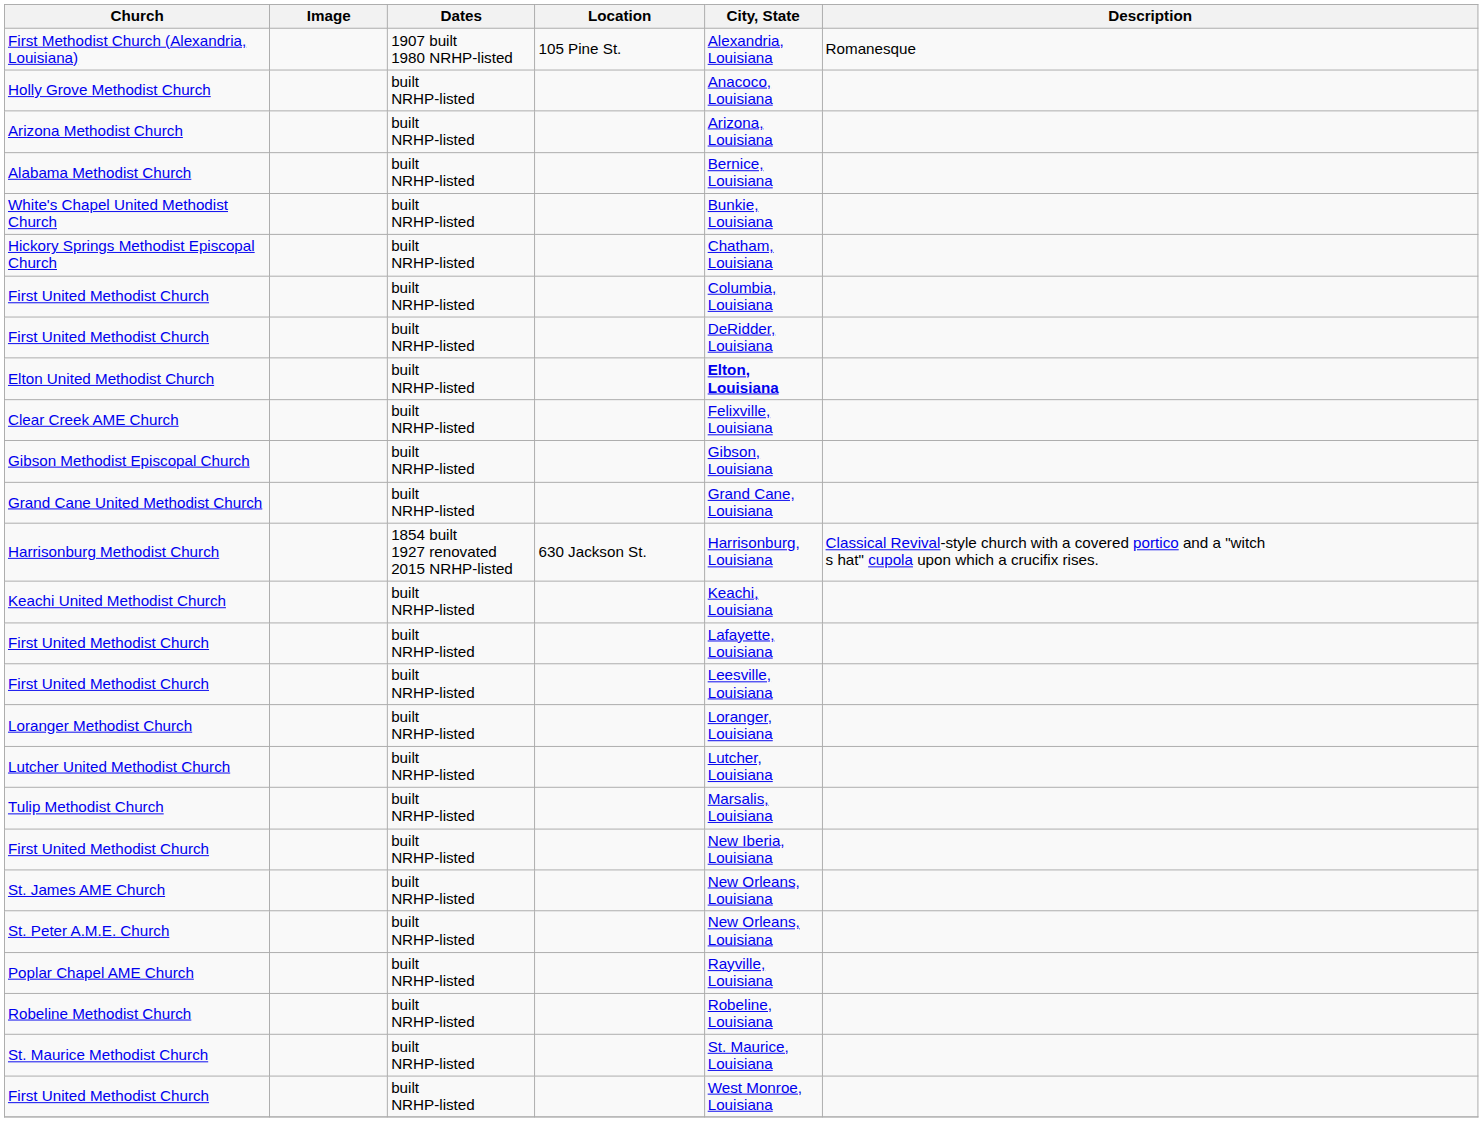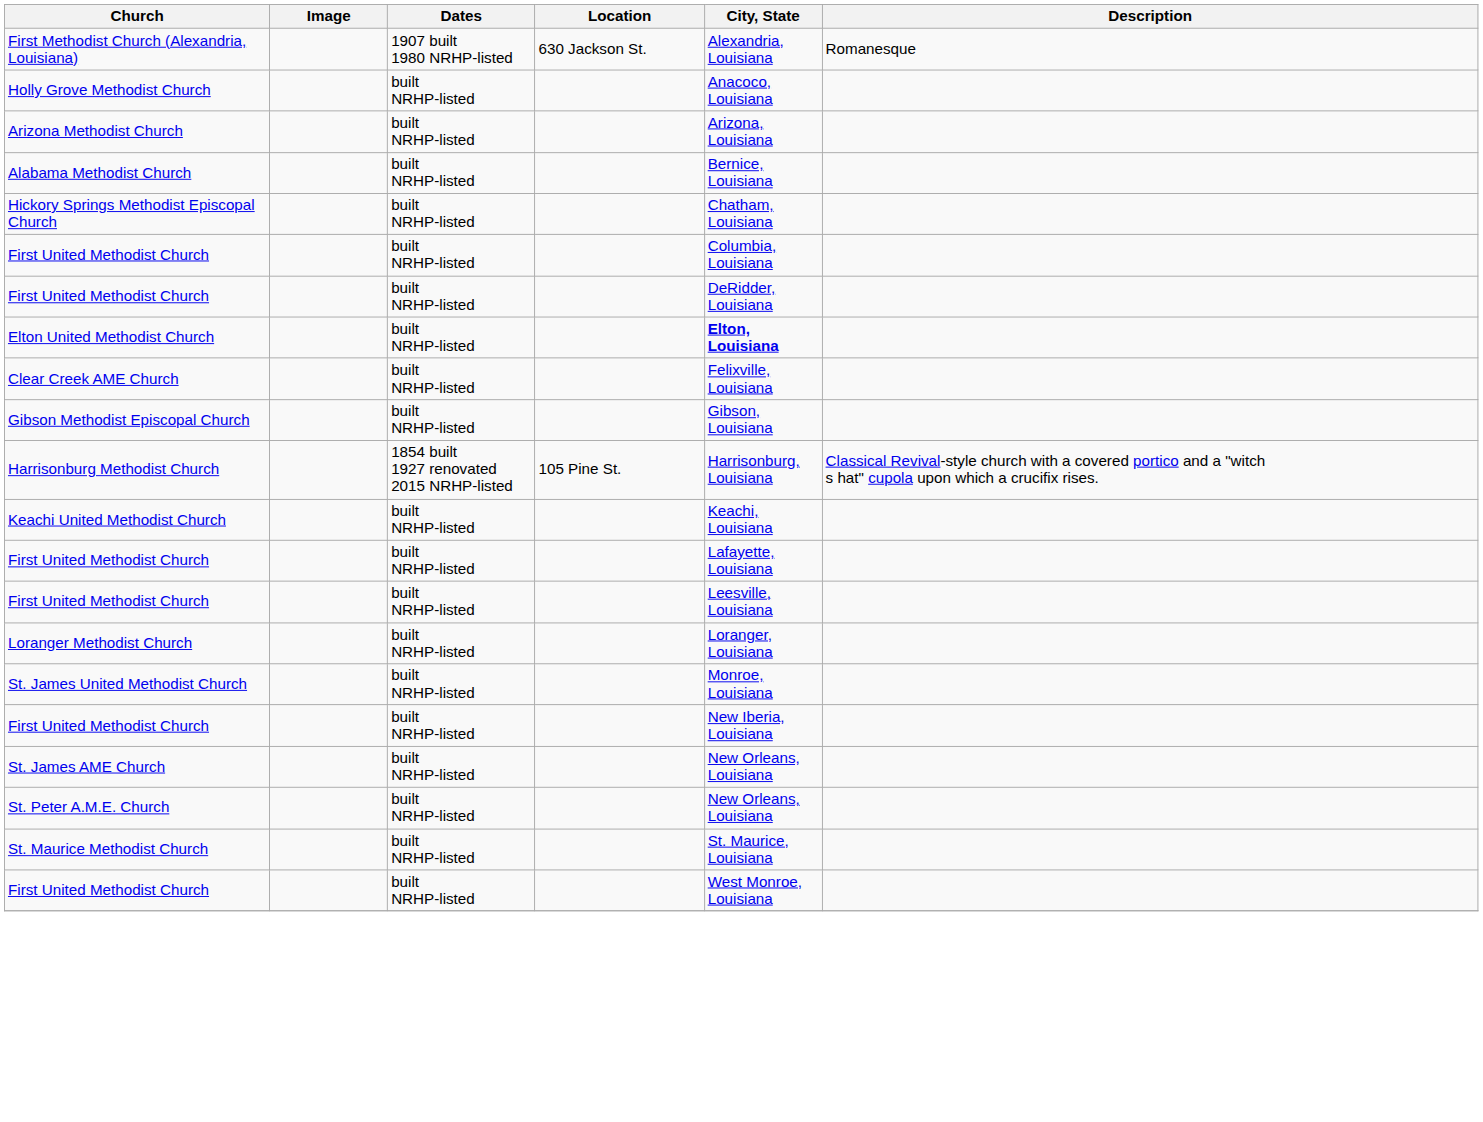(580, 49) 105 Pine St. -> (593, 49) 630 Jackson St.
- row: (118, 214)
- row: (135, 502)
(593, 552) 630 Jackson St. -> (580, 469) 105 Pine St.
- row: (119, 766)
- row: (86, 808)
+ row: (128, 684)
- row: (101, 972)
- row: (100, 1014)
